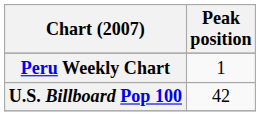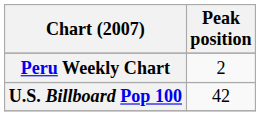(221, 67) 1 -> (221, 67) 2
